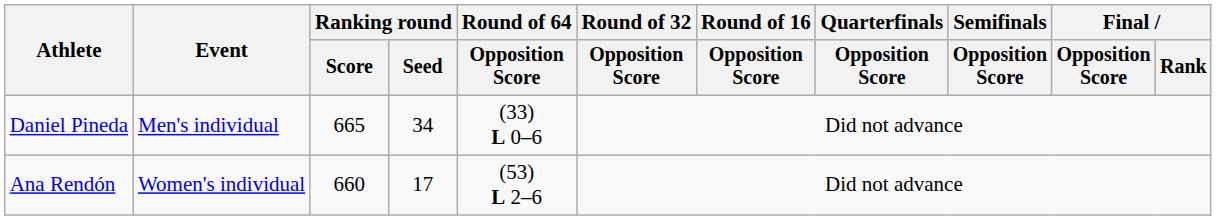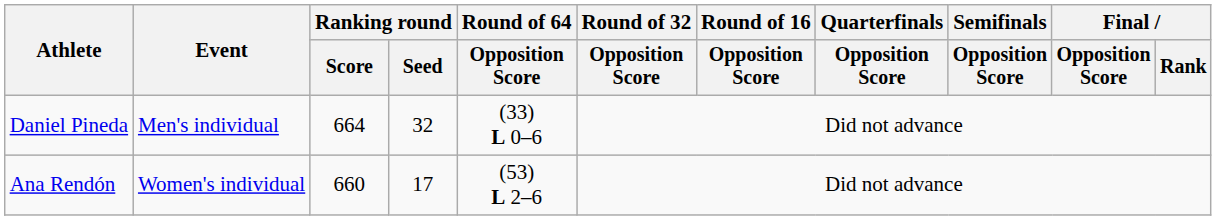(349, 125) 665 -> (349, 125) 664
(423, 125) 34 -> (423, 125) 32
